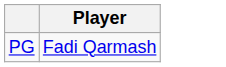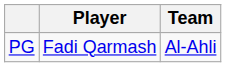+ column: (191, 18)
